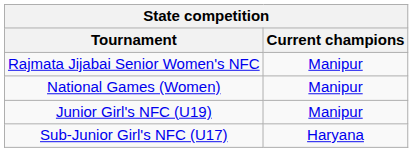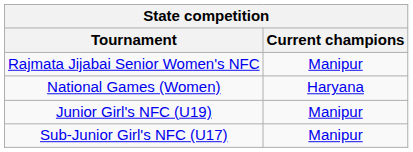(336, 87) Manipur -> (336, 87) Haryana
(336, 135) Haryana -> (336, 135) Manipur
